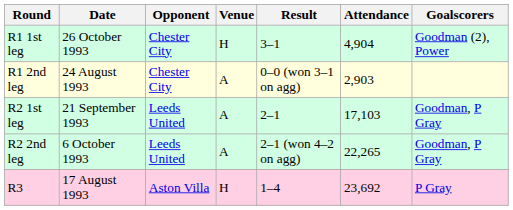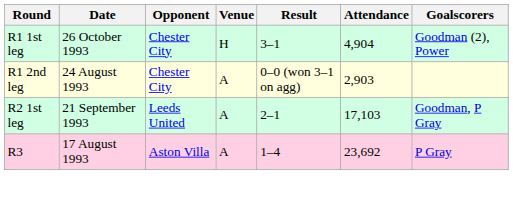- row: (27, 151)
(224, 187) H -> (224, 151) A
